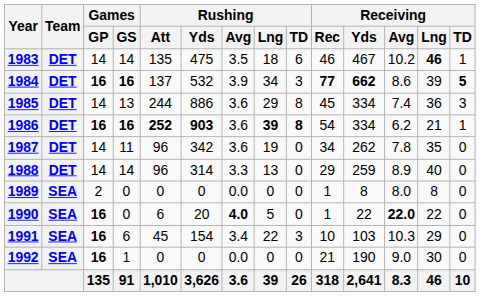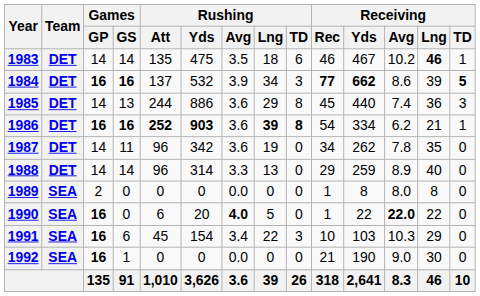(364, 103) 334 -> (364, 103) 440
